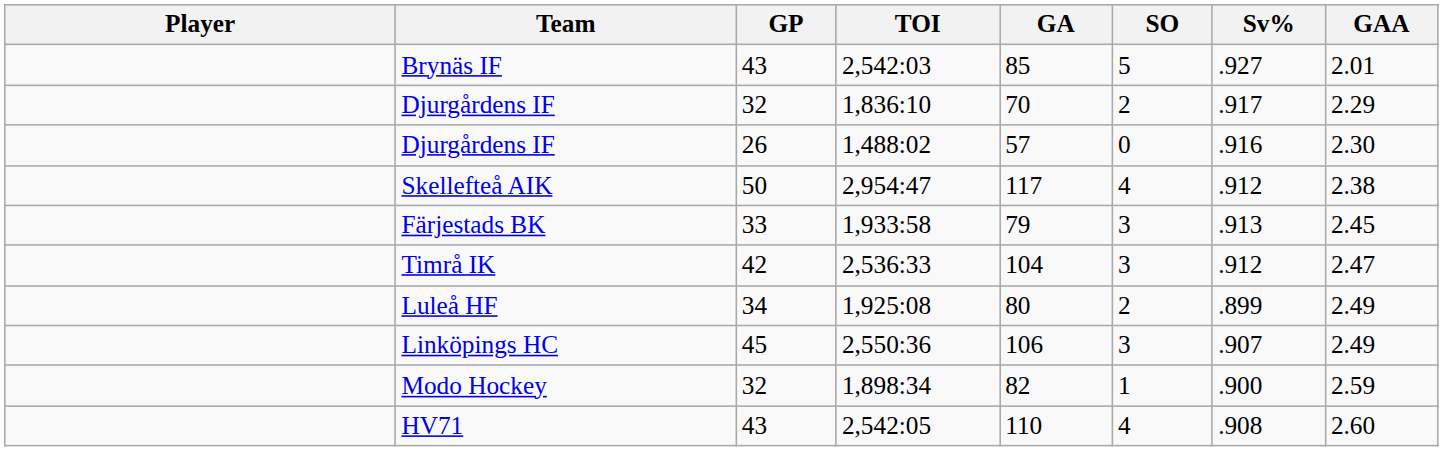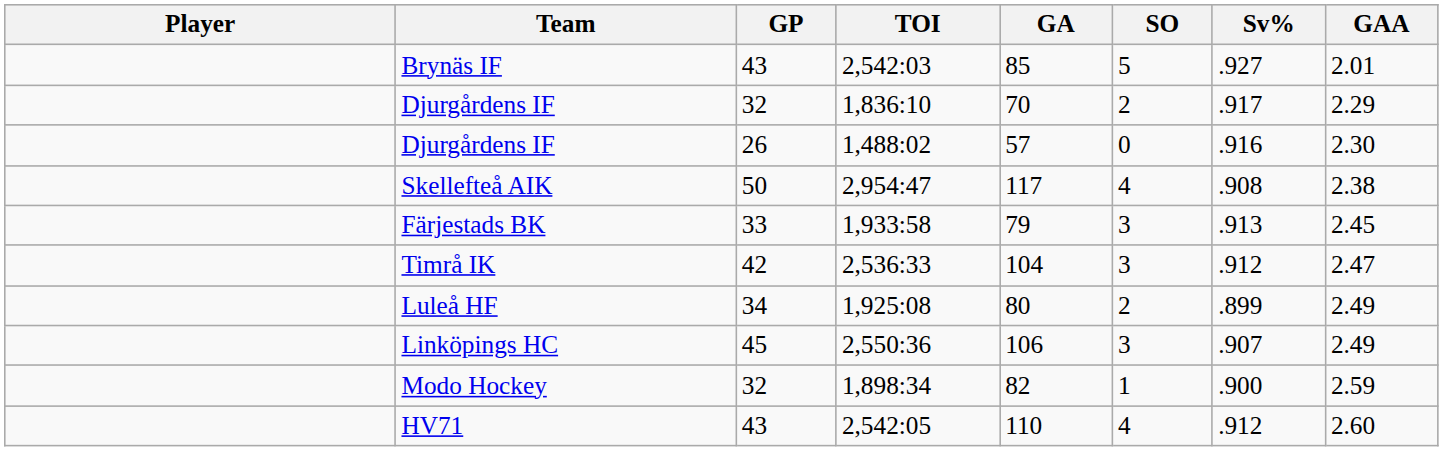(1240, 184) .912 -> (1240, 184) .908
(1240, 425) .908 -> (1240, 425) .912
